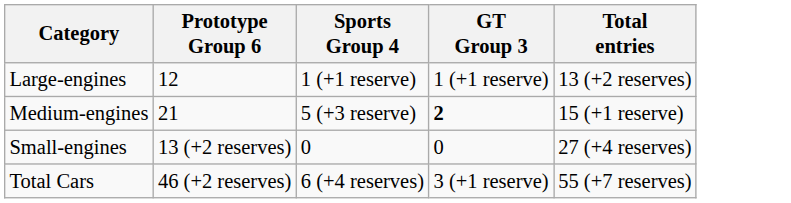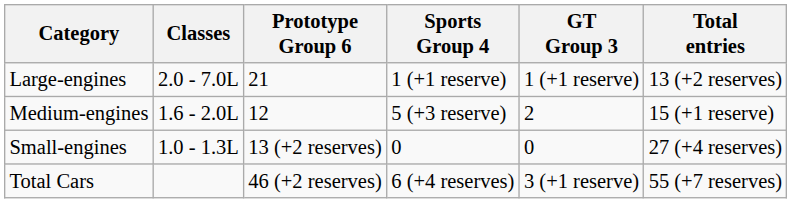+ column: (198, 33)
(168, 79) 12 -> (259, 79) 21
(168, 113) 21 -> (259, 113) 12
(439, 113) bold -> (529, 113) normal
